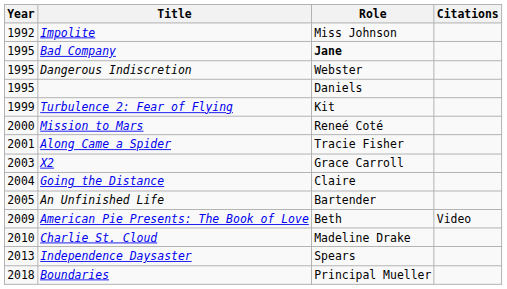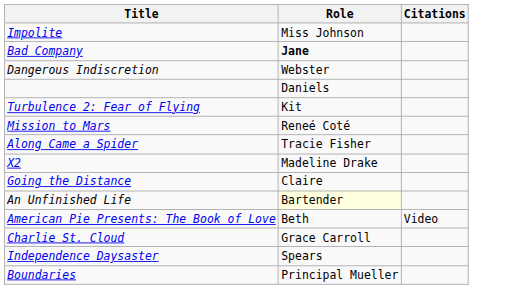- column: (21, 14)
(359, 163) Grace Carroll -> (329, 163) Madeline Drake
(345, 200) no background -> (312, 200) lightyellow background
(362, 238) Madeline Drake -> (326, 238) Grace Carroll
